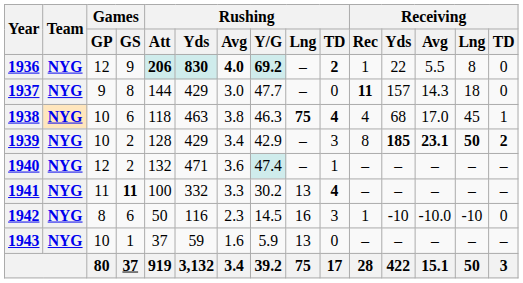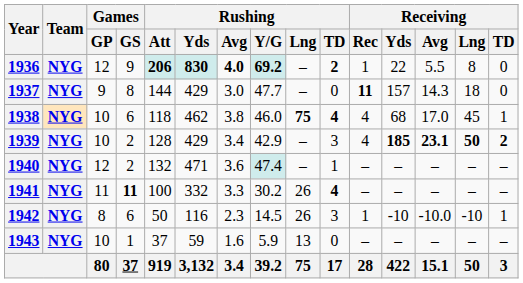(196, 116) 463 -> (196, 116) 462
(268, 116) 46.3 -> (268, 116) 46.0
(365, 141) 8 -> (365, 141) 4
(303, 191) 13 -> (303, 191) 26
(303, 215) 16 -> (303, 215) 26
(504, 215) 0 -> (504, 215) 1
